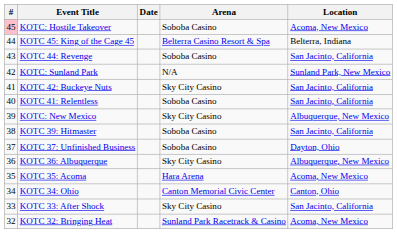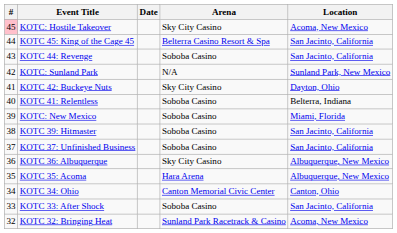(189, 27) Soboba Casino -> (192, 27) Sky City Casino
(321, 42) Belterra, Indiana -> (332, 42) San Jacinto, California
(332, 87) San Jacinto, California -> (315, 87) Dayton, Ohio
(332, 102) San Jacinto, California -> (321, 102) Belterra, Indiana
(192, 117) Sky City Casino -> (189, 117) Soboba Casino
(340, 117) Albuquerque, New Mexico -> (318, 117) Miami, Florida
(315, 147) Dayton, Ohio -> (332, 147) San Jacinto, California
(329, 176) Acoma, New Mexico -> (340, 176) Albuquerque, New Mexico
(192, 206) Sky City Casino -> (189, 206) Soboba Casino
